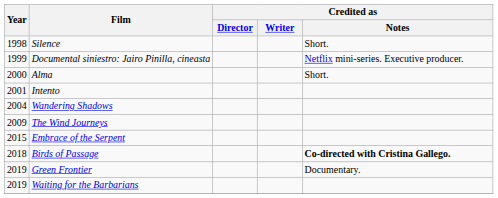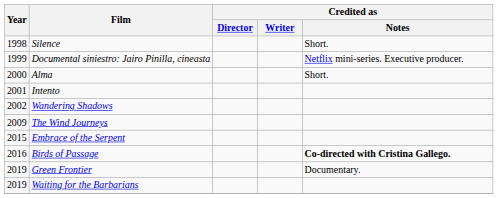(17, 106) 2004 -> (17, 106) 2002
(17, 153) 2018 -> (17, 153) 2016
